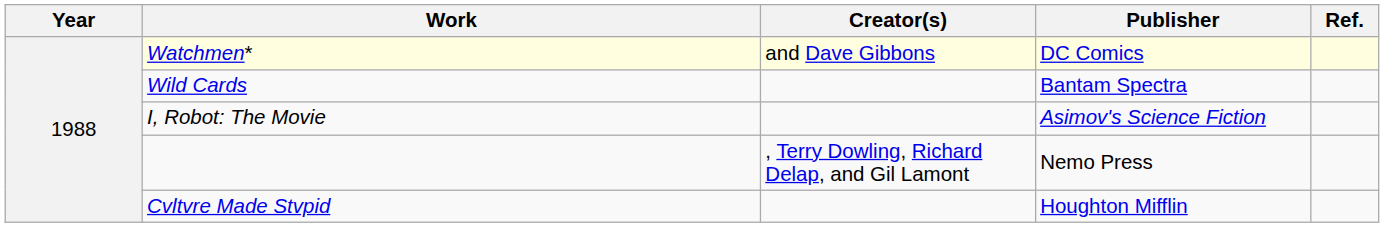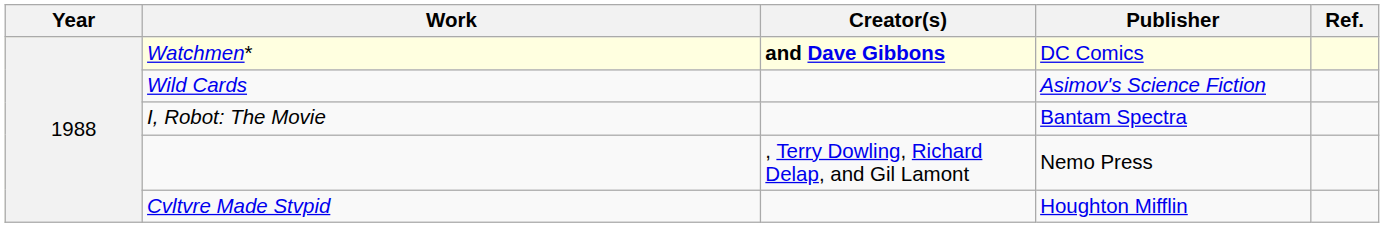(850, 53) normal -> (855, 53) bold
(1114, 85) Bantam Spectra -> (1153, 85) Asimov's Science Fiction
(1153, 118) Asimov's Science Fiction -> (1114, 118) Bantam Spectra
